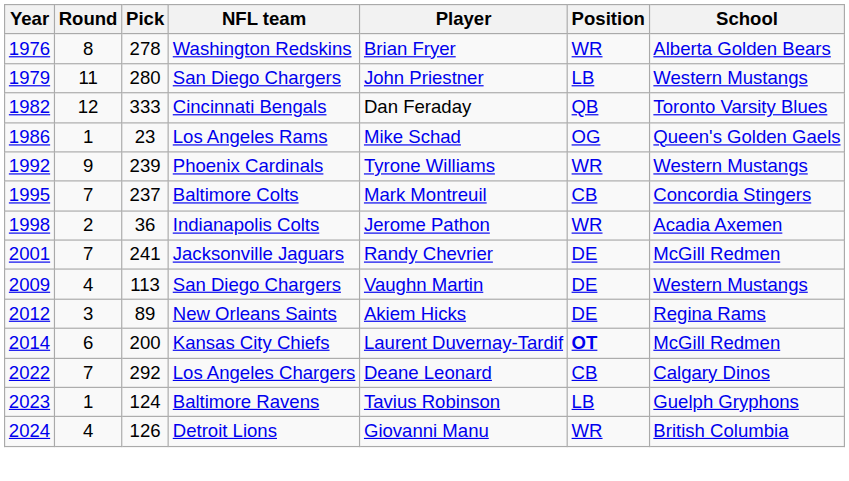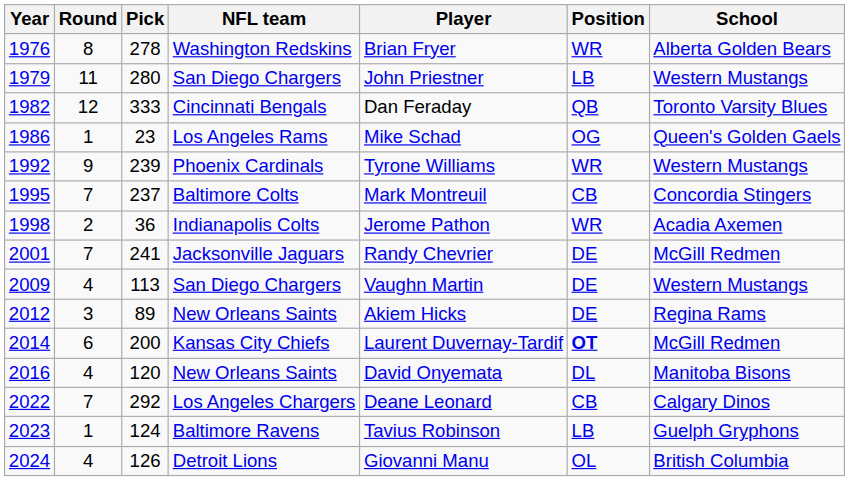+ row: (30, 372)
(587, 431) WR -> (584, 460) OL
